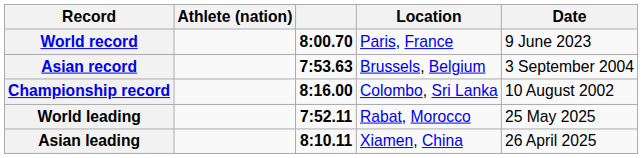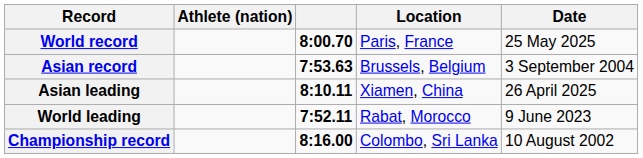(548, 41) 9 June 2023 -> (550, 41) 25 May 2025
rows swapped: (89, 91) <-> (89, 141)
(550, 116) 25 May 2025 -> (548, 116) 9 June 2023
